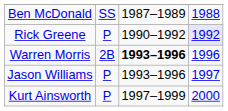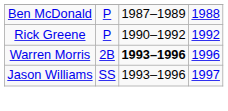(107, 14) SS -> (107, 14) P
(206, 34) lavender background -> (206, 34) no background
(107, 75) P -> (107, 75) SS
- row: (50, 95)
